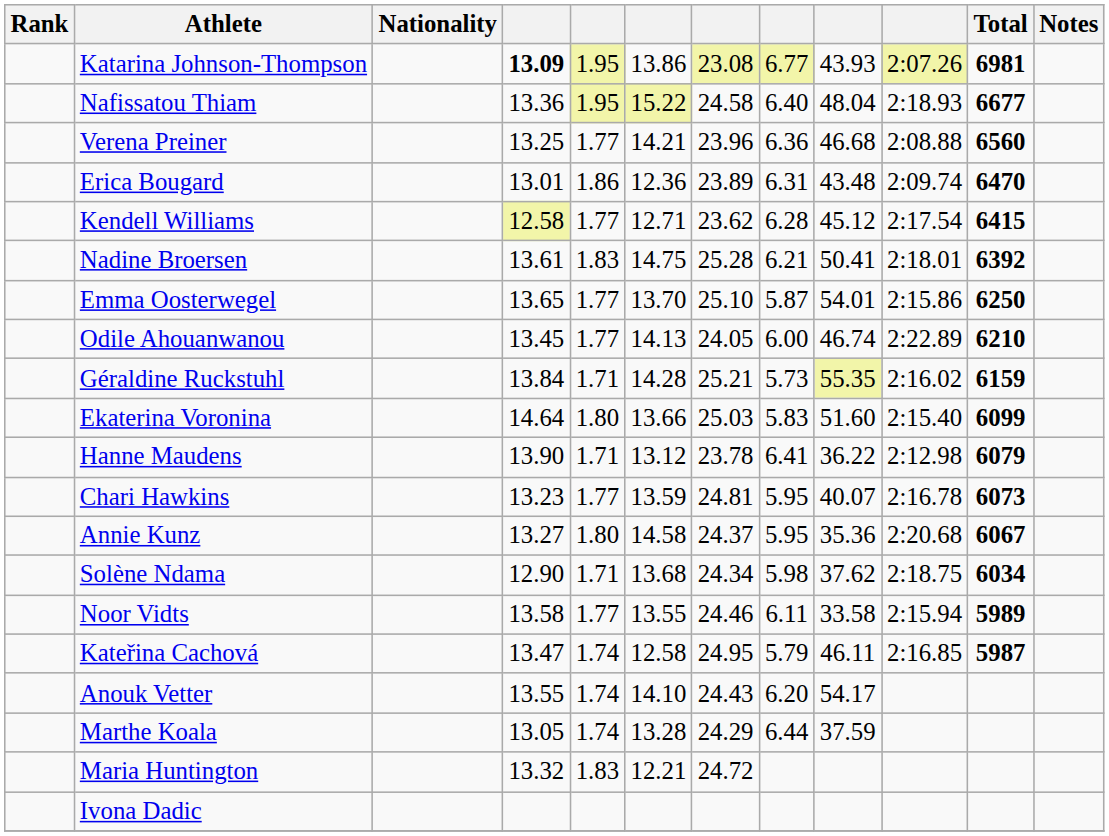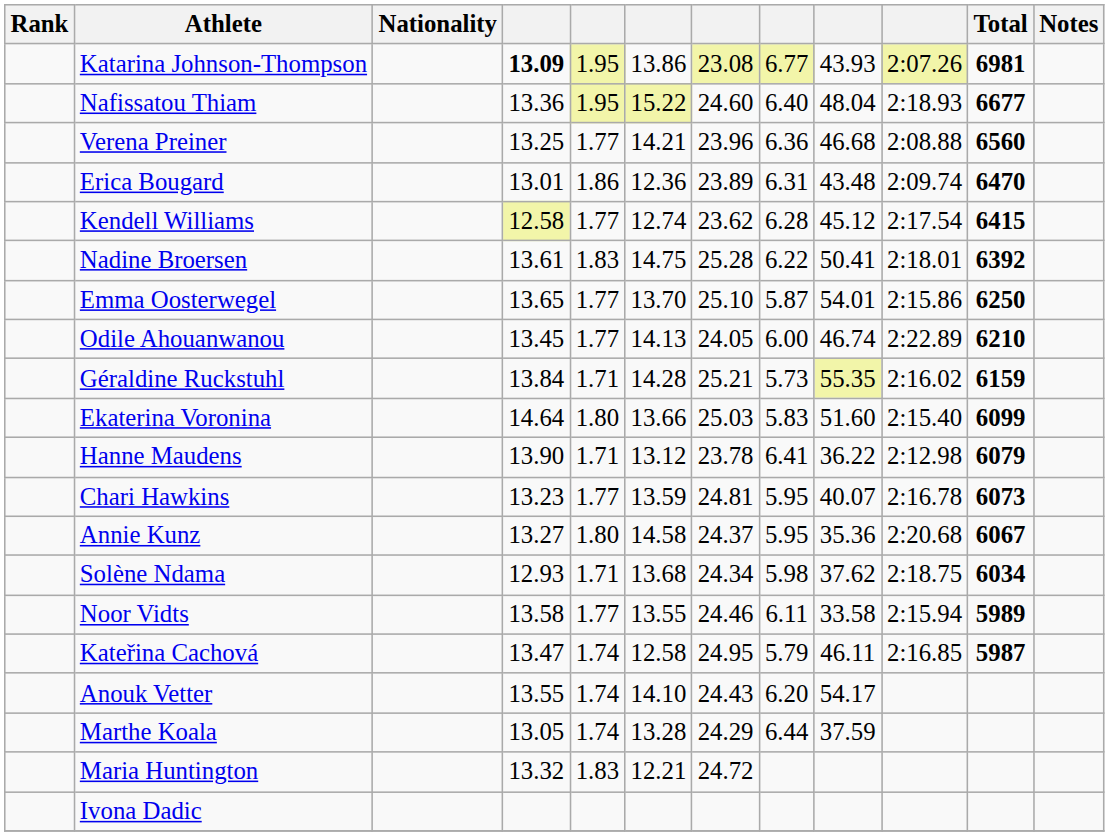(726, 102) 24.58 -> (726, 102) 24.60
(658, 220) 12.71 -> (658, 220) 12.74
(787, 260) 6.21 -> (787, 260) 6.22
(536, 574) 12.90 -> (536, 574) 12.93
